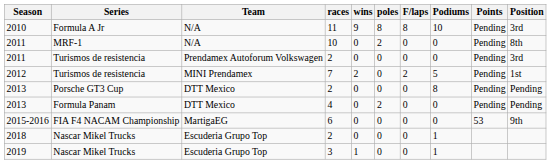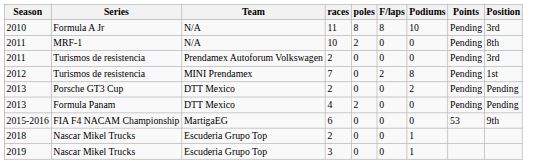- column: (363, 12)
(435, 74) 5 -> (412, 74) 8
(435, 89) 8 -> (412, 89) 2
